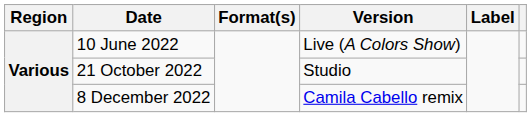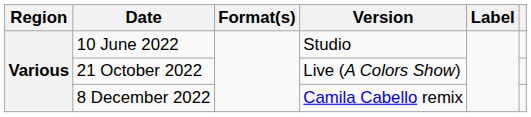(382, 44) Live (A Colors Show) -> (327, 44) Studio
(327, 71) Studio -> (382, 71) Live (A Colors Show)
